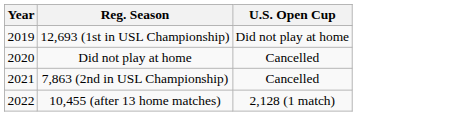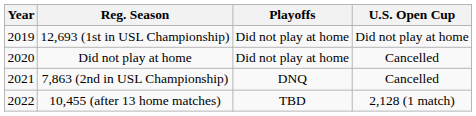+ column: (292, 15)
